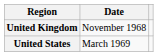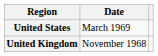rows swapped: (42, 28) <-> (42, 43)
